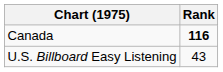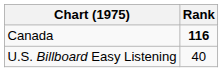(199, 56) 43 -> (199, 56) 40
